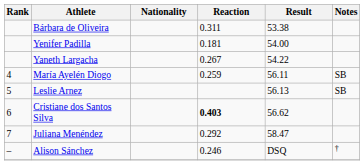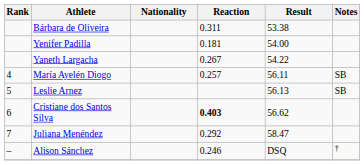(210, 75) 0.259 -> (210, 75) 0.257
